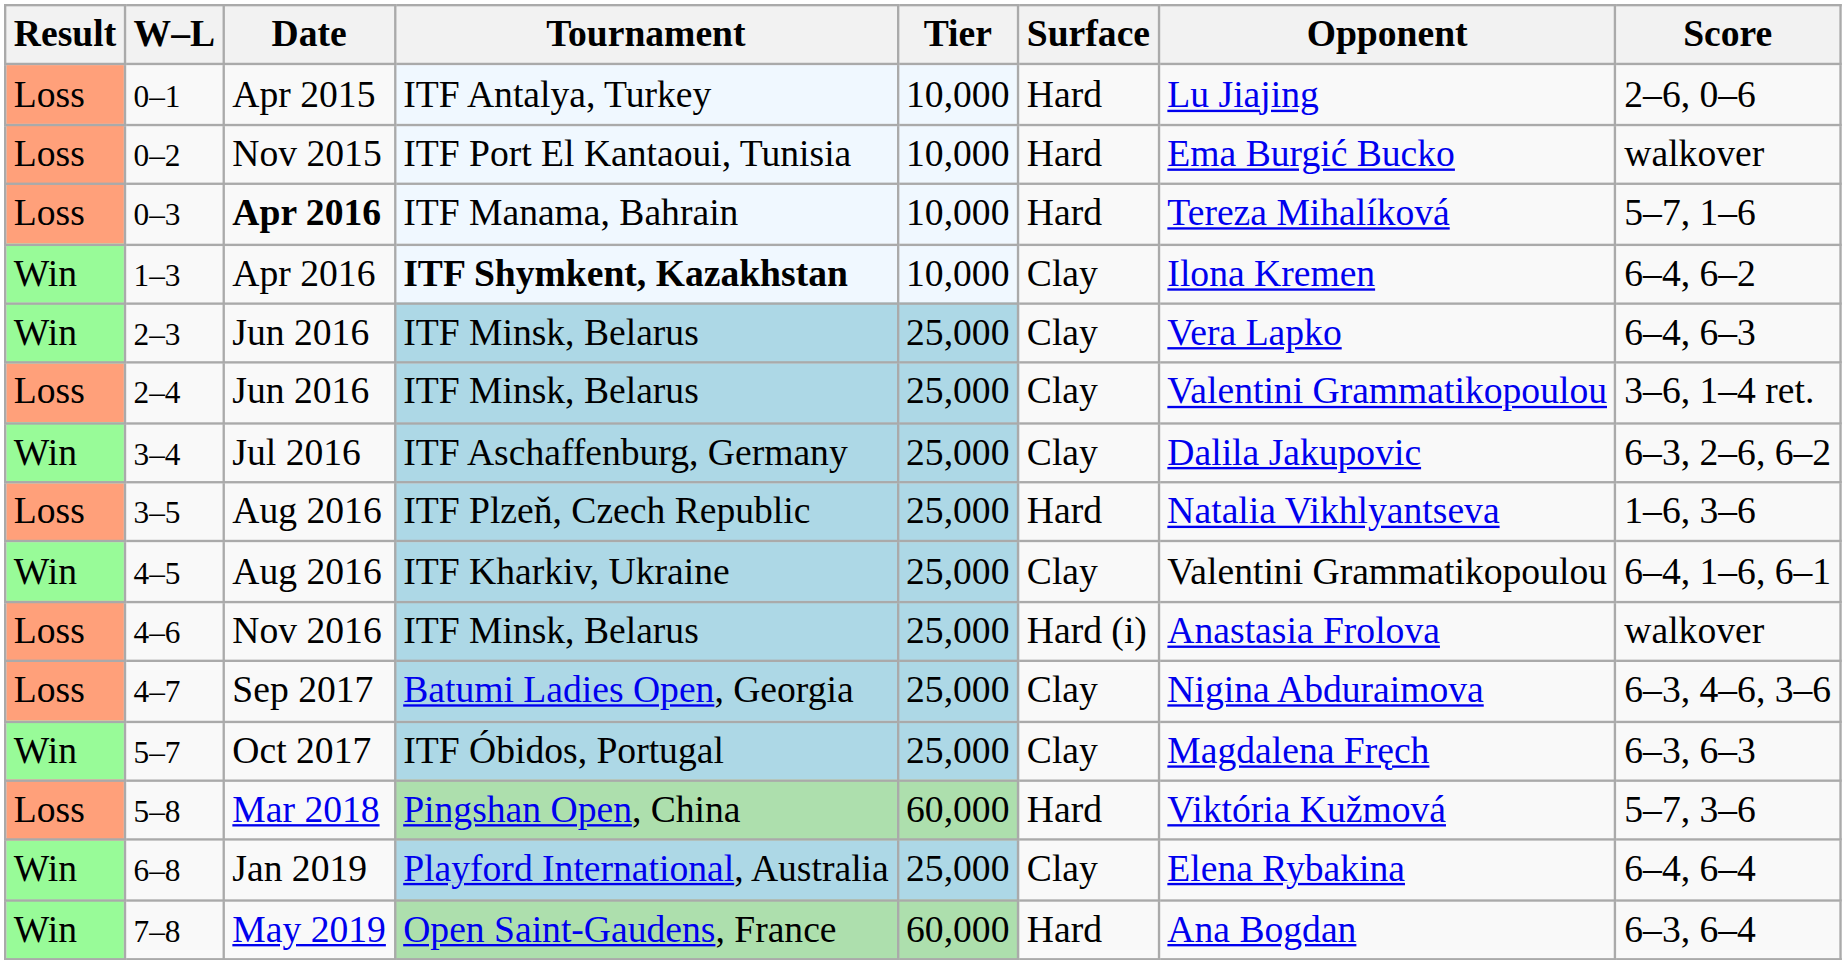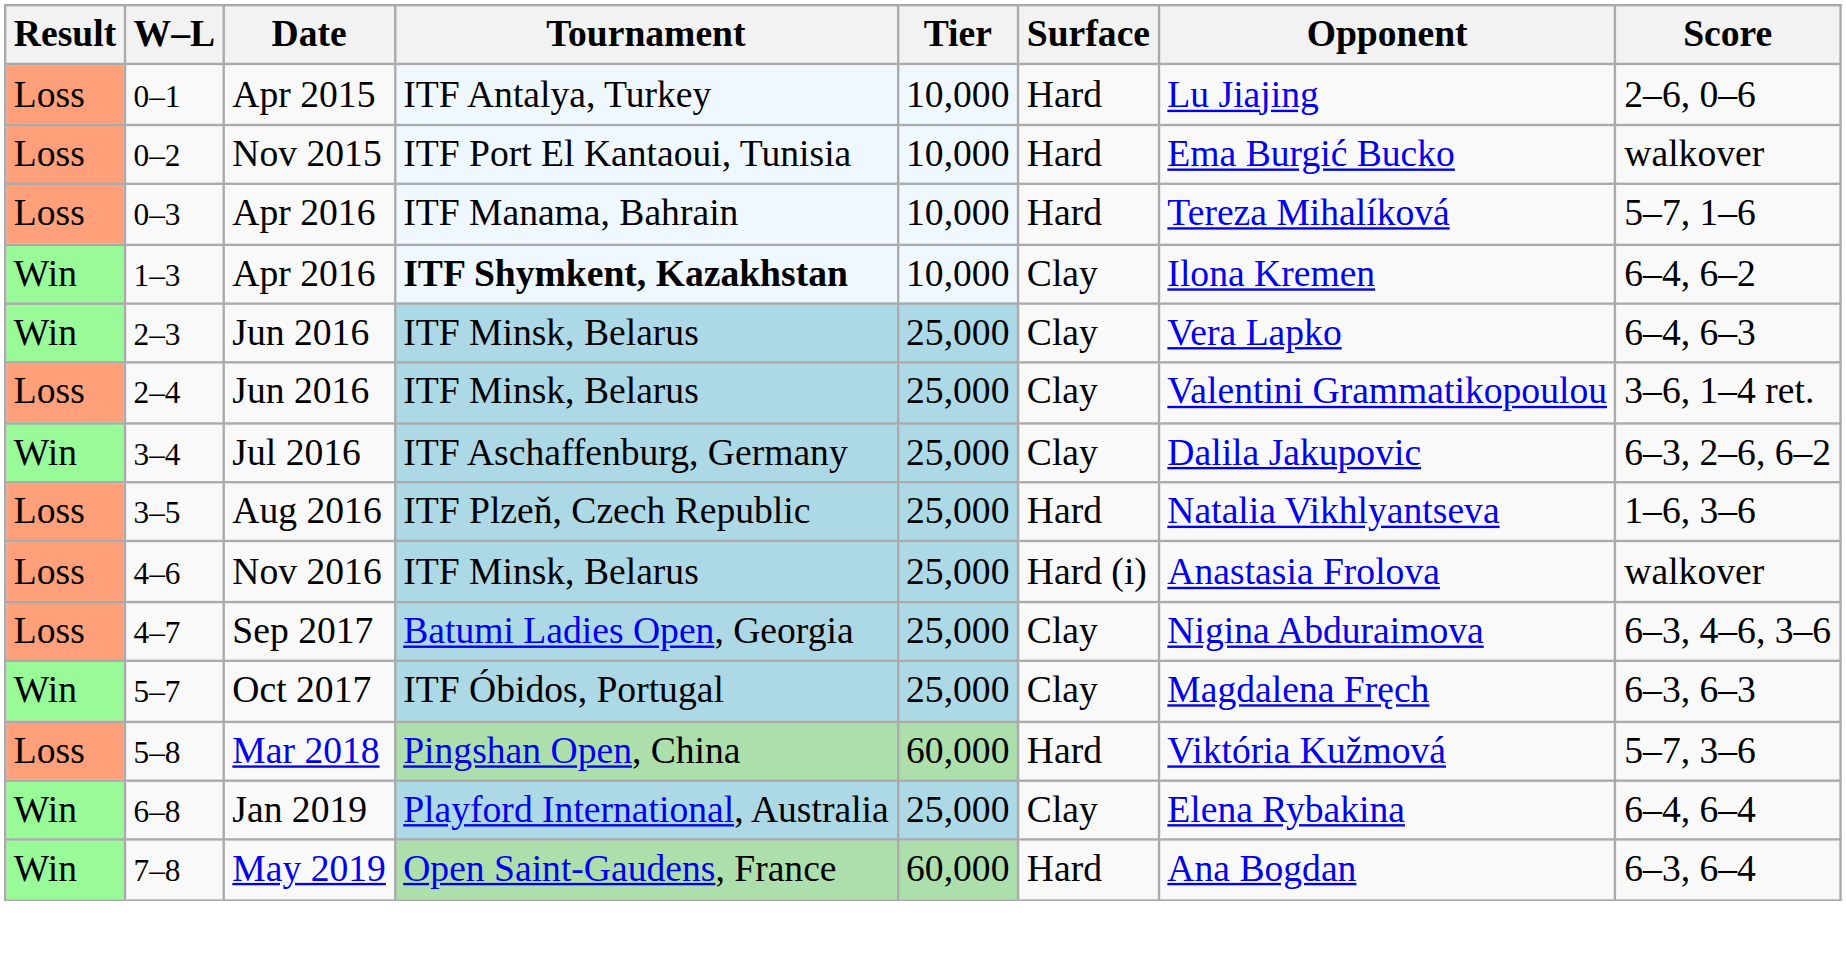(307, 213) bold -> (304, 213) normal
- row: (157, 573)
